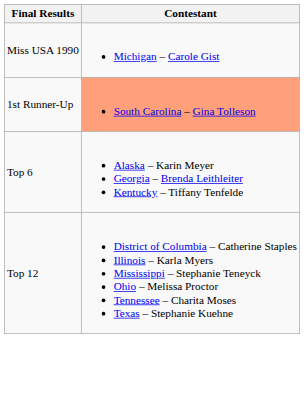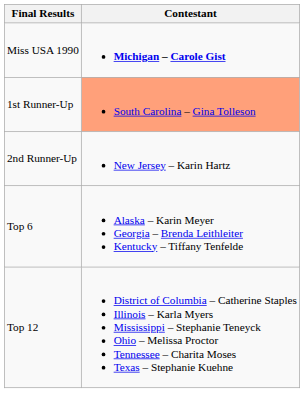(190, 57) normal -> (190, 57) bold
+ row: (42, 159)
